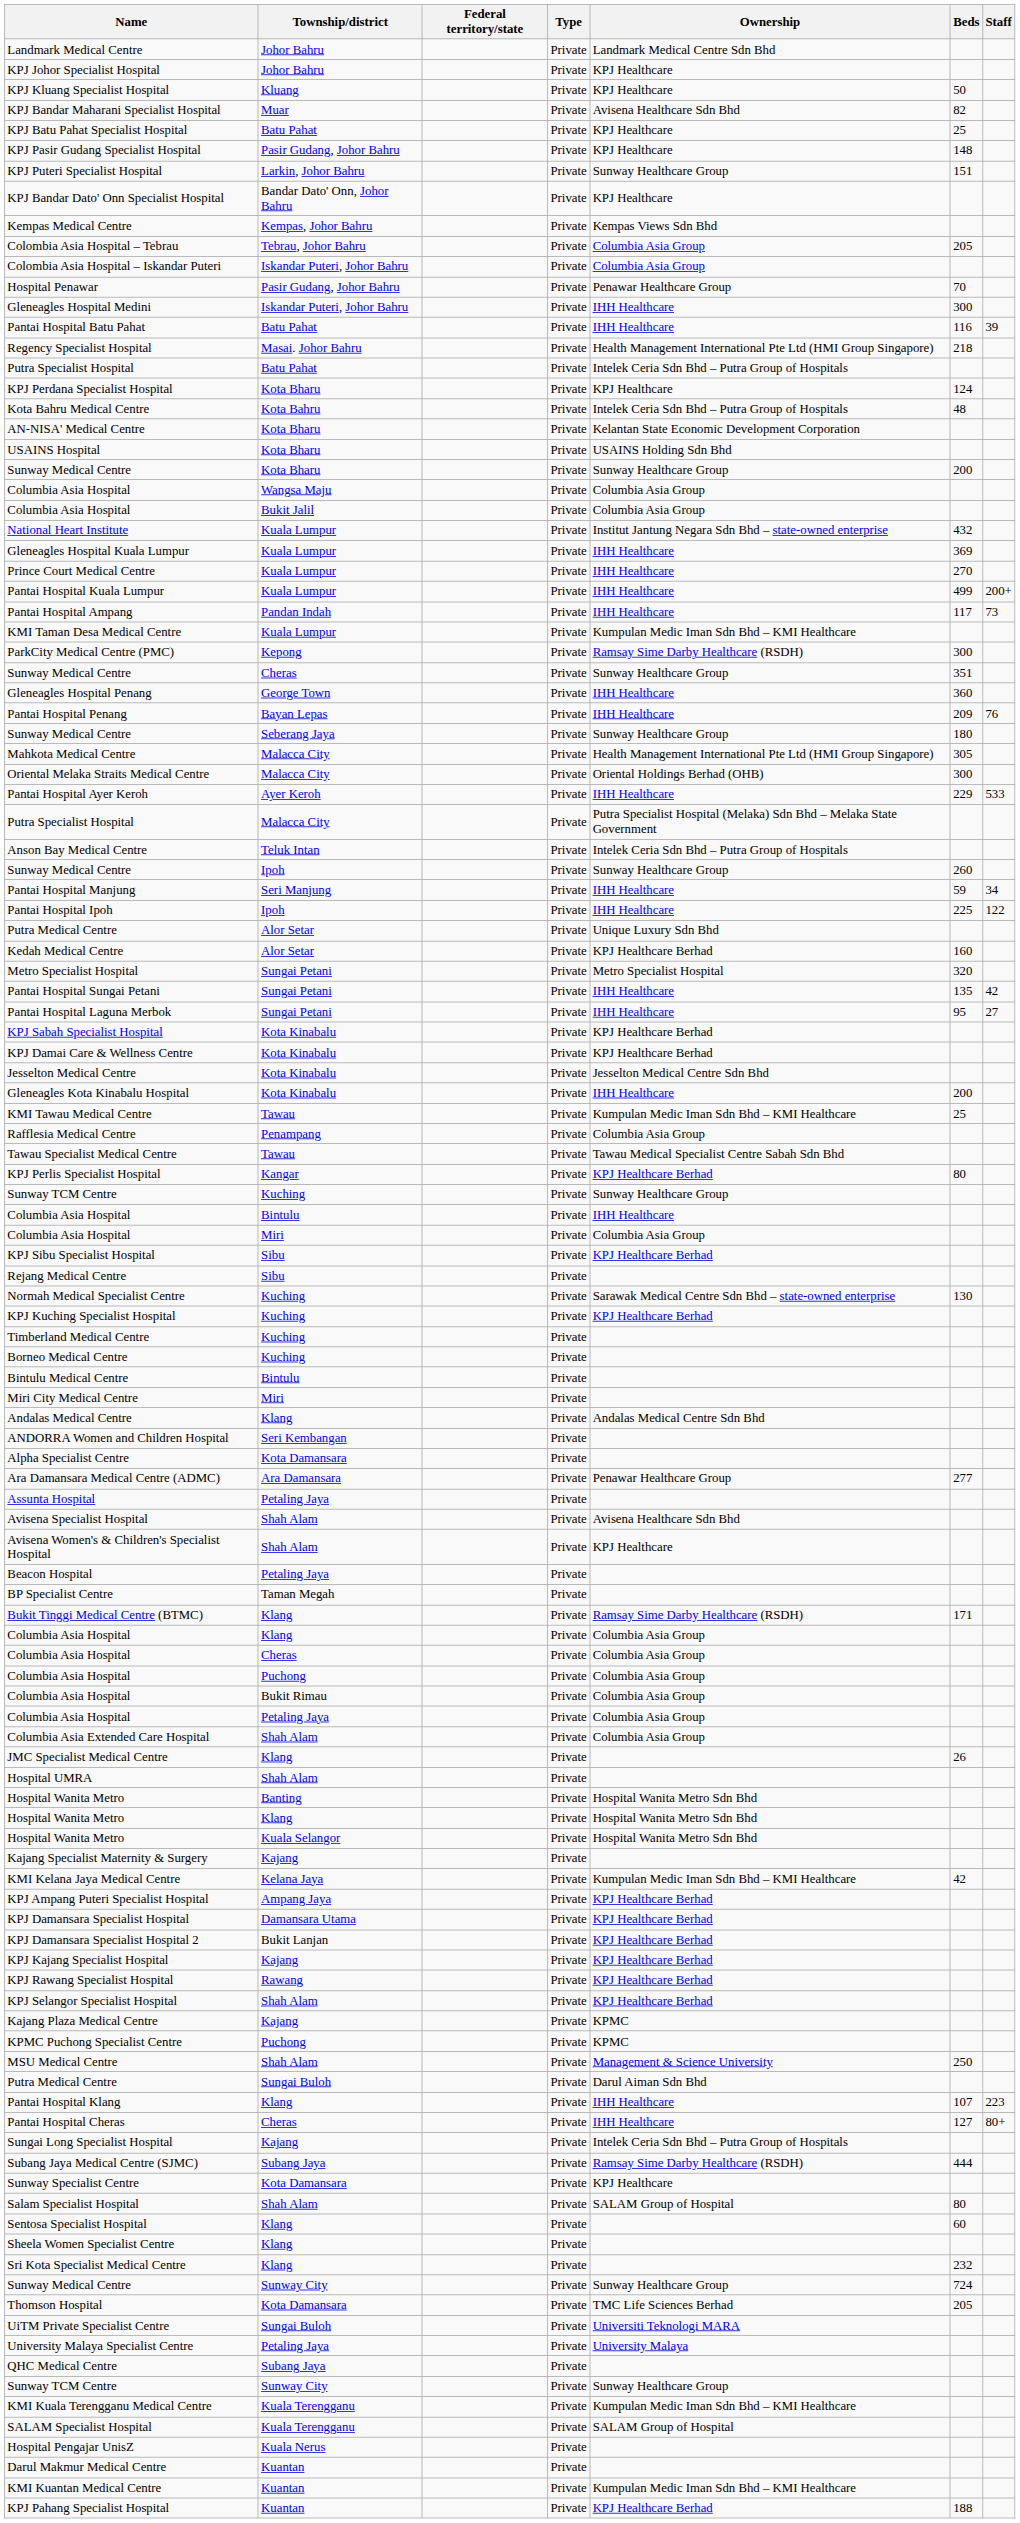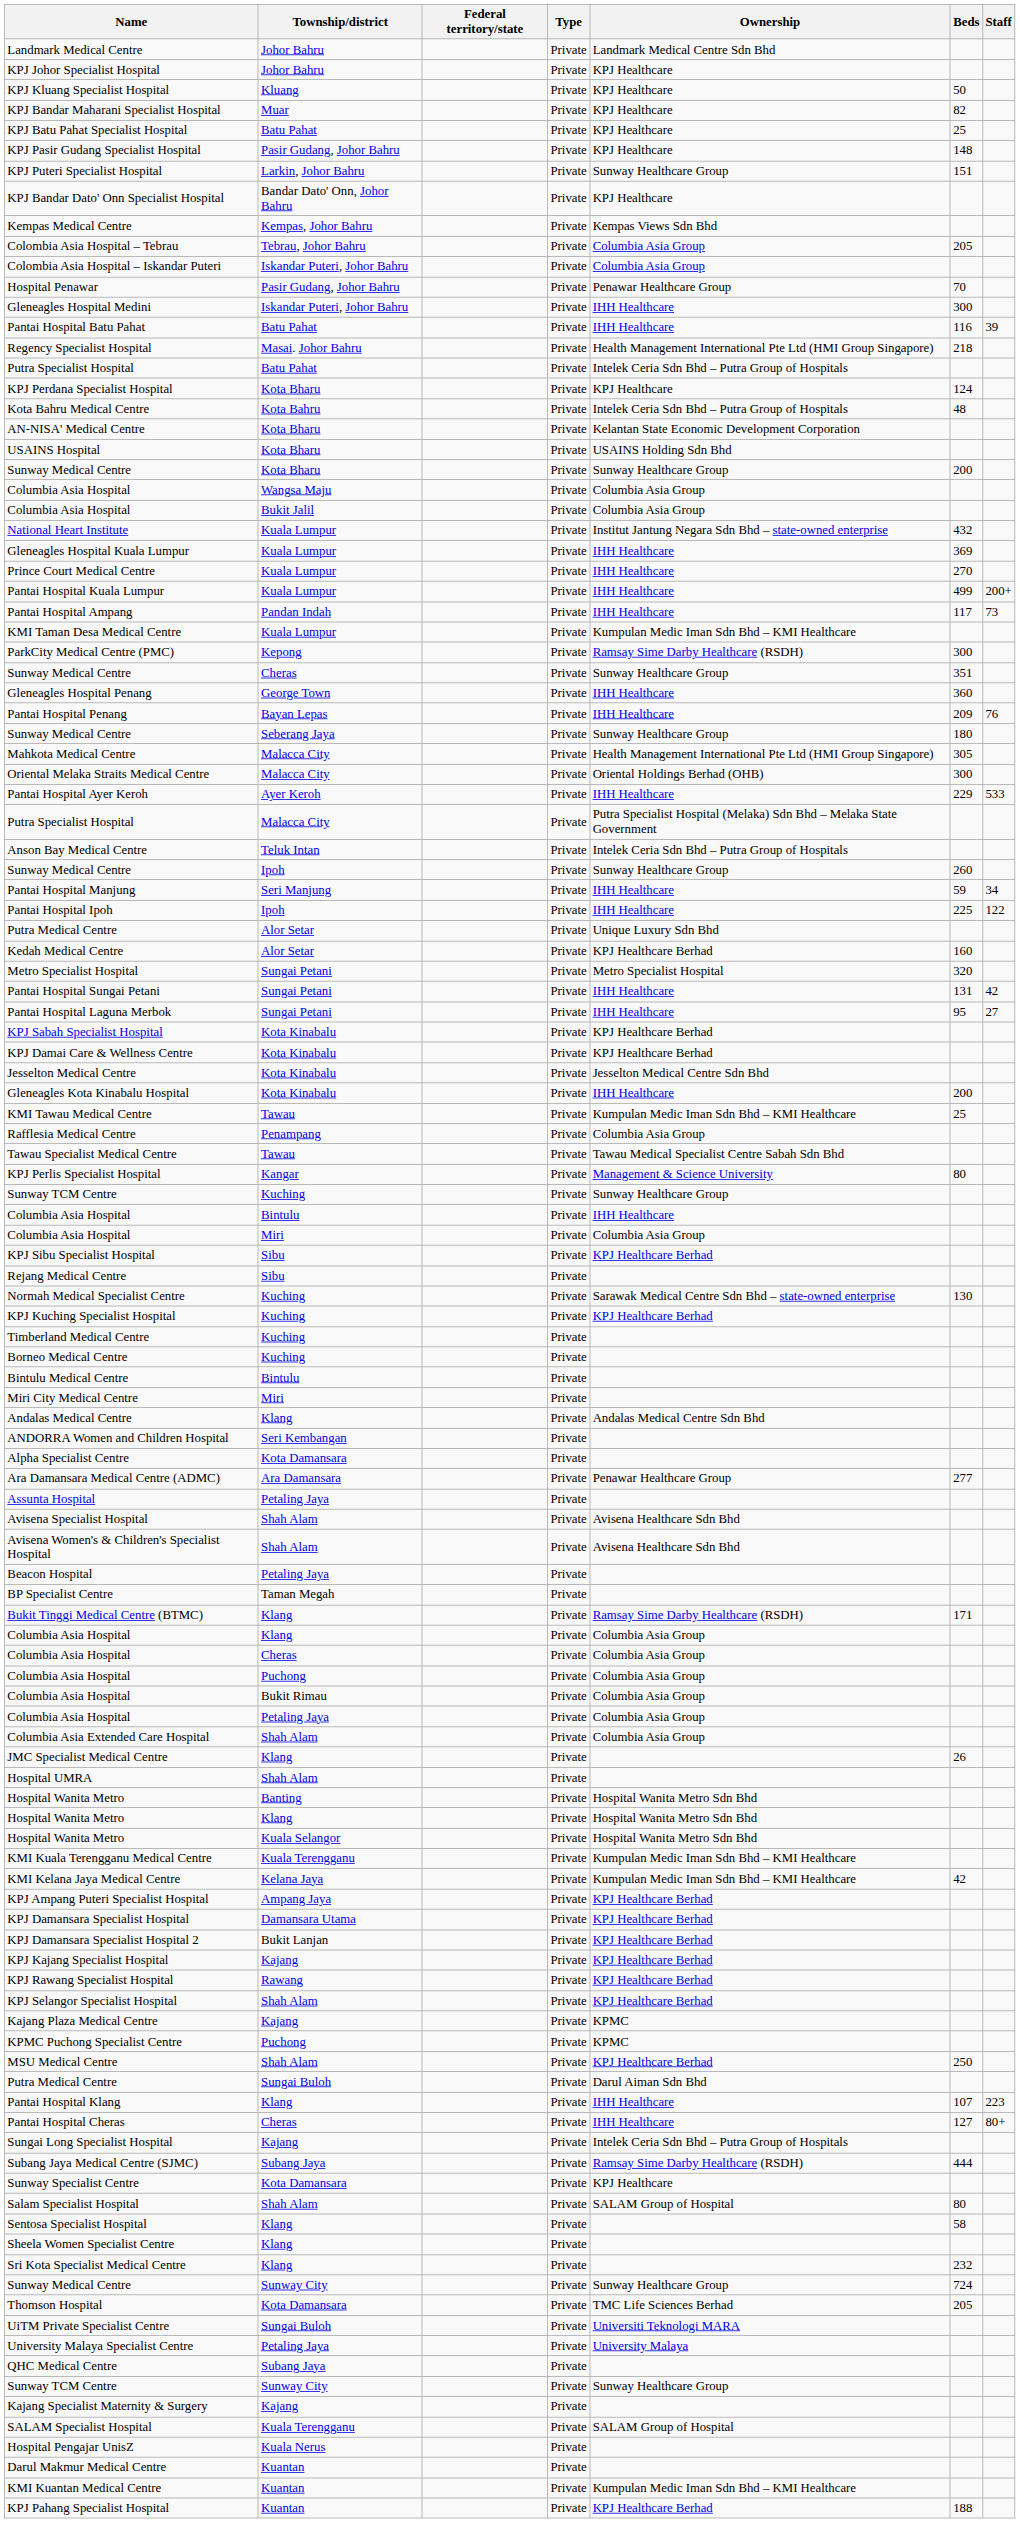(666, 110) Avisena Healthcare Sdn Bhd -> (633, 110) KPJ Healthcare
(963, 991) 135 -> (963, 991) 131
(653, 1174) KPJ Healthcare Berhad -> (683, 1174) Management & Science University
(633, 1546) KPJ Healthcare -> (666, 1546) Avisena Healthcare Sdn Bhd
rows swapped: (107, 1858) <-> (110, 2406)
(683, 2061) Management & Science University -> (653, 2061) KPJ Healthcare Berhad
(960, 2224) 60 -> (960, 2224) 58
